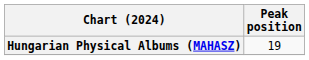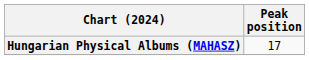(274, 46) 19 -> (274, 46) 17
